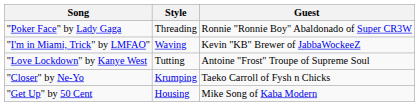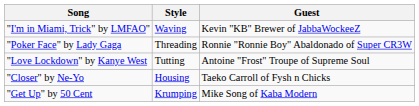rows swapped: (64, 28) <-> (78, 45)
(176, 77) Krumping -> (172, 77) Housing
(172, 93) Housing -> (176, 93) Krumping
